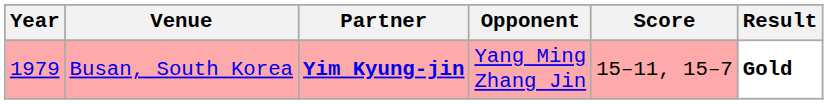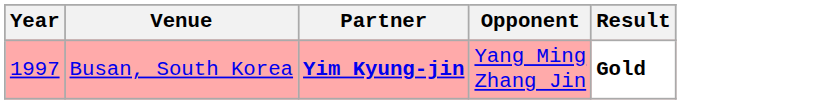- column: (664, 22)
(35, 69) 1979 -> (35, 69) 1997
